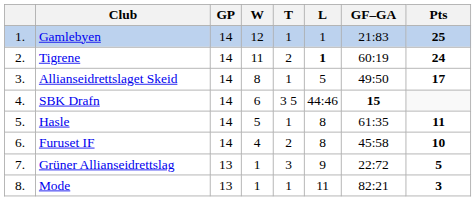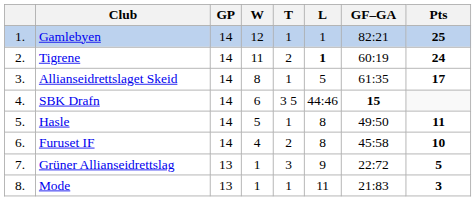(374, 36) 21:83 -> (374, 36) 82:21
(374, 79) 49:50 -> (374, 79) 61:35
(374, 121) 61:35 -> (374, 121) 49:50
(374, 185) 82:21 -> (374, 185) 21:83
